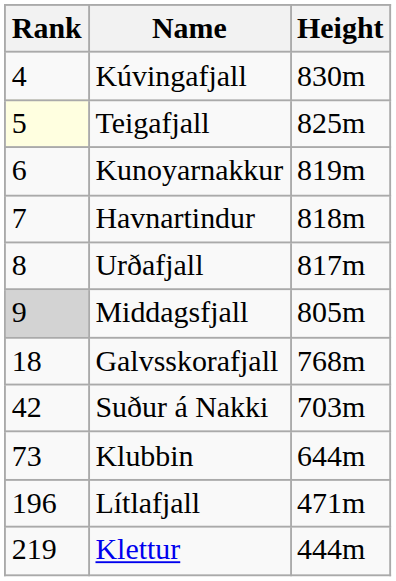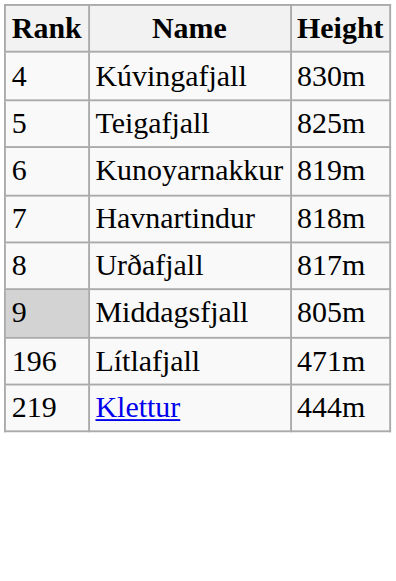(19, 123) lightyellow background -> (19, 123) no background
- row: (187, 360)
- row: (182, 407)
- row: (145, 455)
